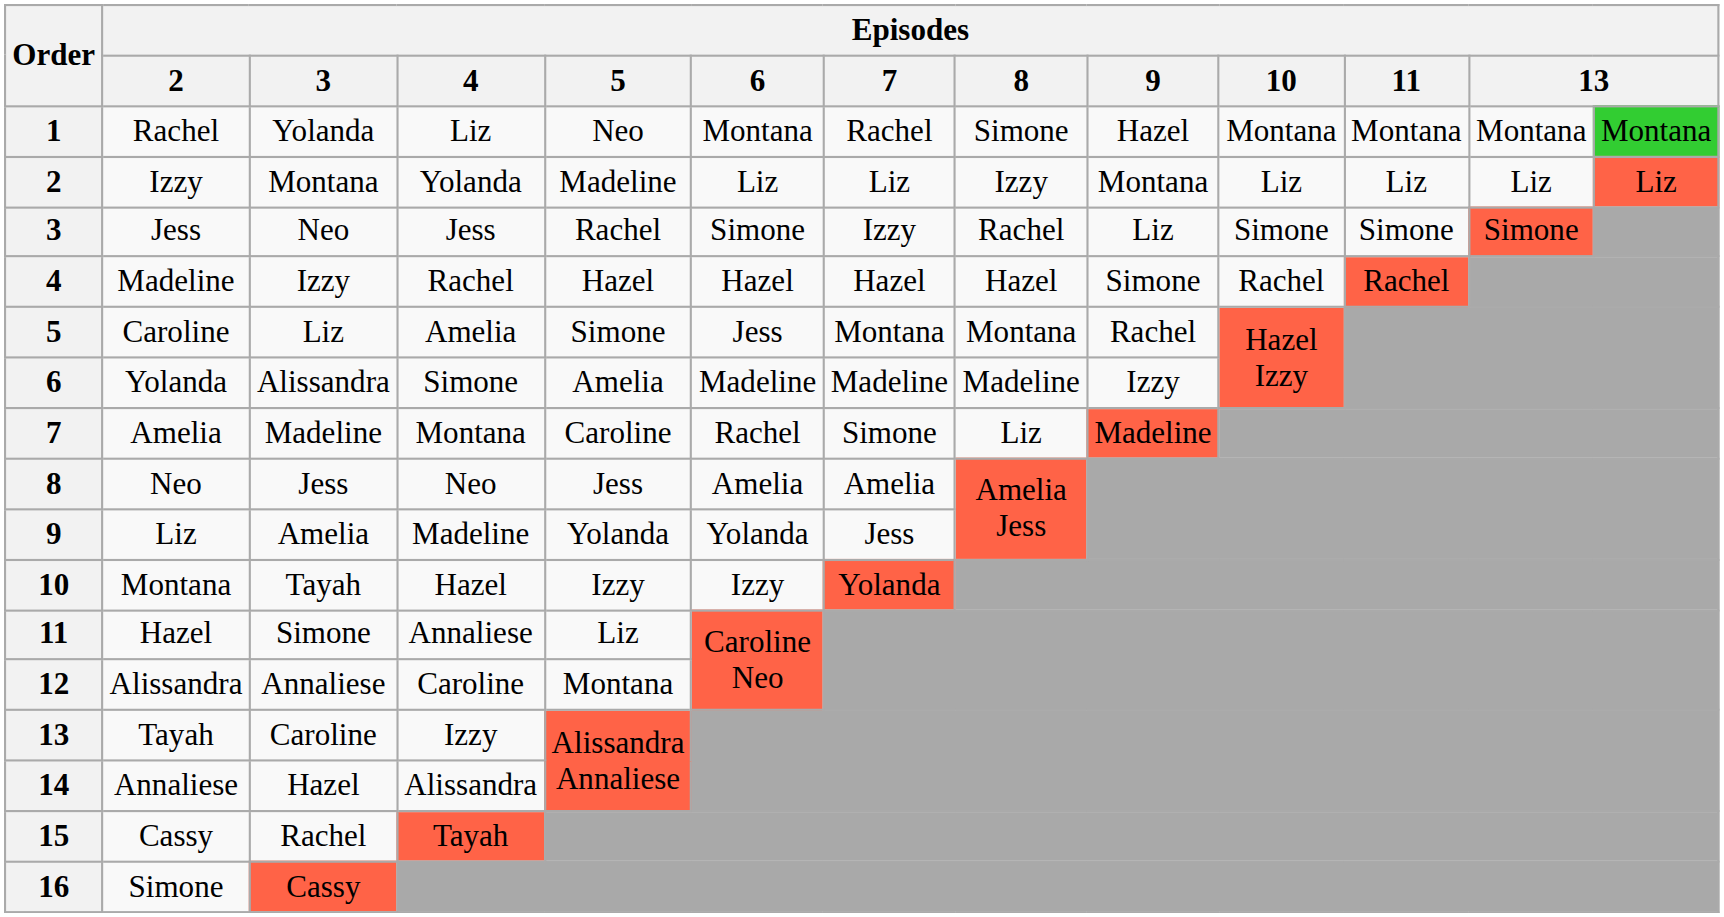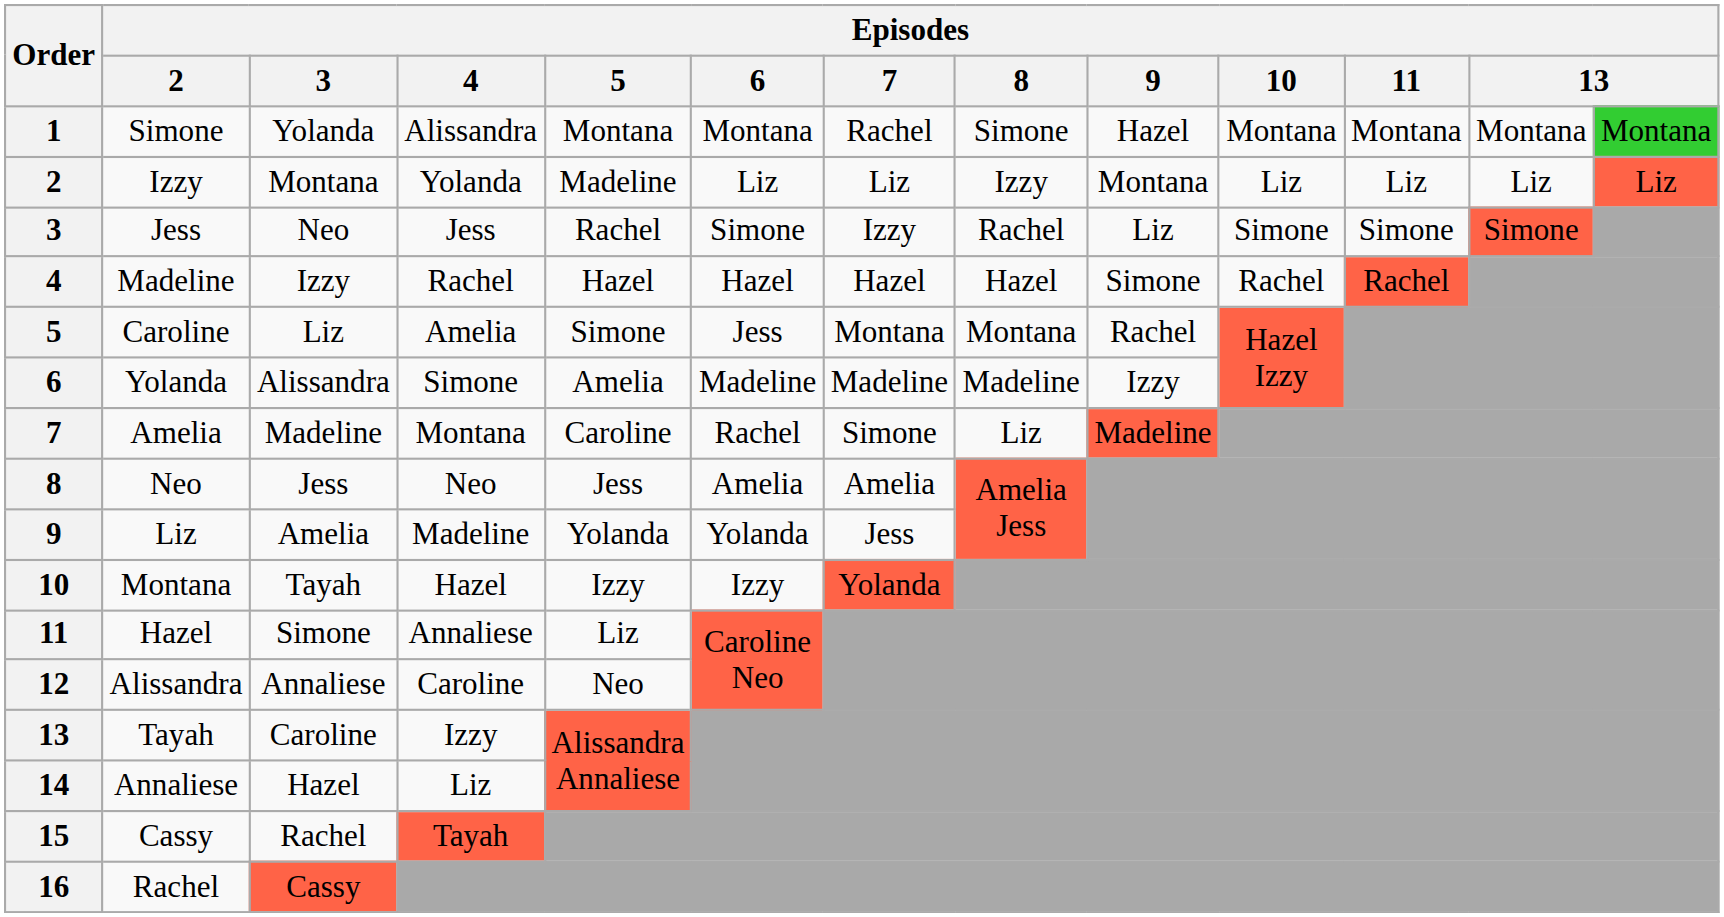(176, 130) Rachel -> (176, 130) Simone
(471, 130) Liz -> (471, 130) Alissandra
(618, 130) Neo -> (618, 130) Montana
(618, 684) Montana -> (618, 684) Neo
(471, 785) Alissandra -> (471, 785) Liz
(176, 885) Simone -> (176, 885) Rachel
